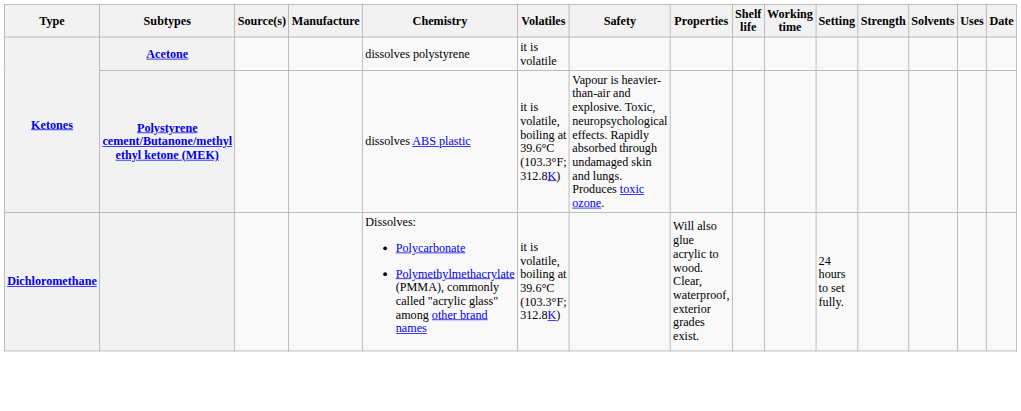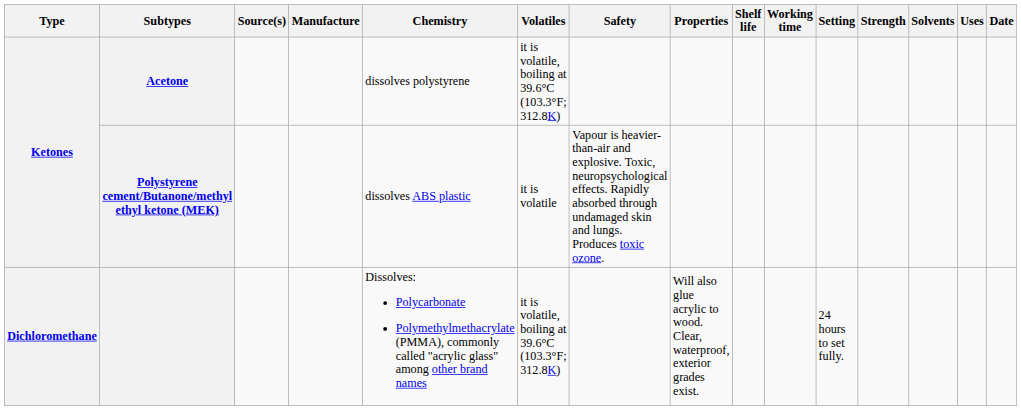(538, 53) it is volatile -> (543, 81) it is volatile, boiling at 39.6°C (103.3°F; 312.8K)
(543, 141) it is volatile, boiling at 39.6°C (103.3°F; 312.8K) -> (538, 196) it is volatile
